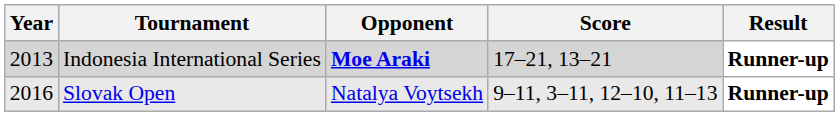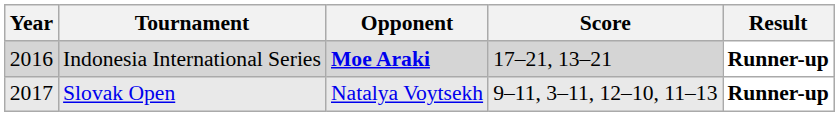(31, 58) 2013 -> (31, 58) 2016
(31, 93) 2016 -> (31, 93) 2017
